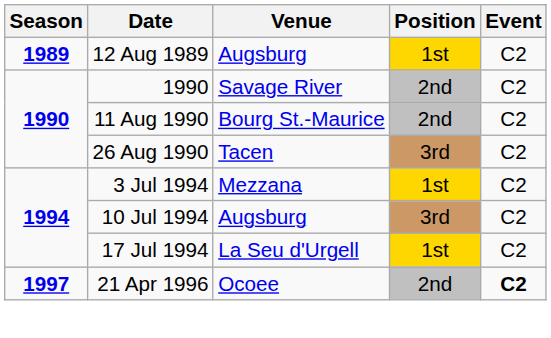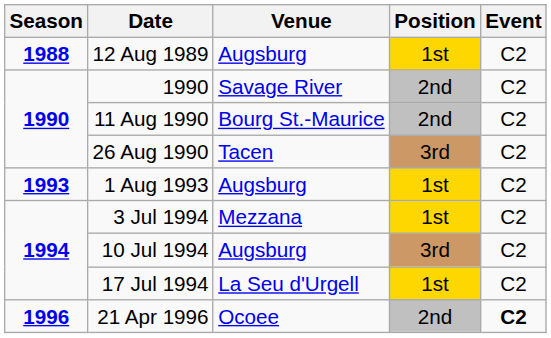(46, 54) 1989 -> (46, 54) 1988
+ row: (156, 185)
(46, 283) 1997 -> (46, 316) 1996
